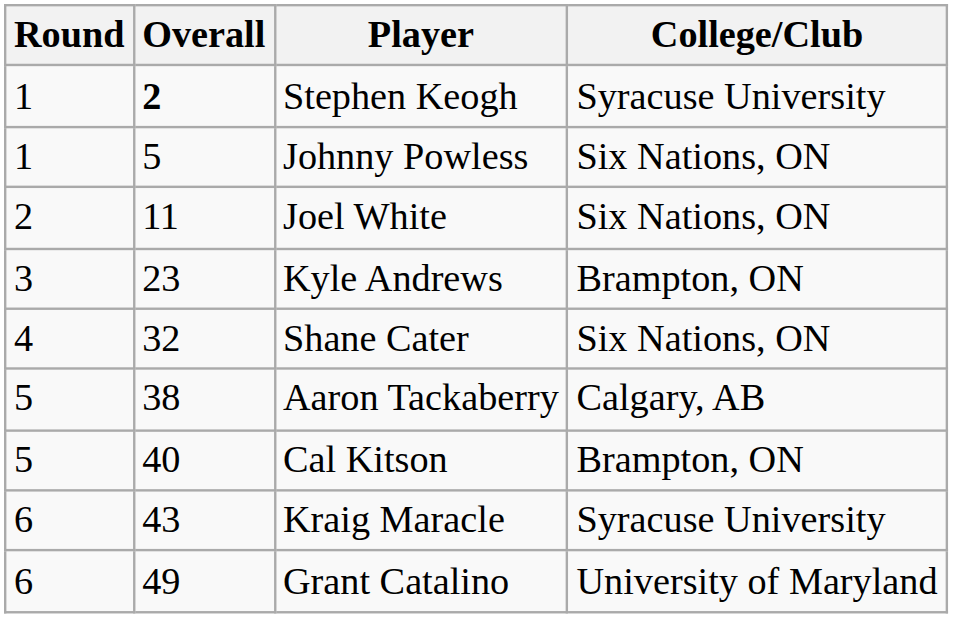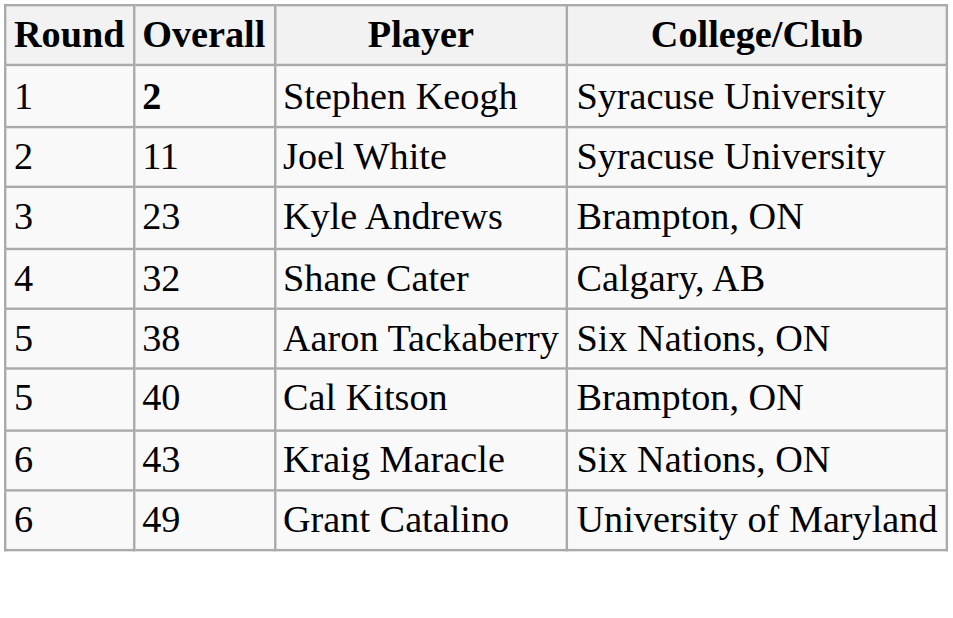- row: (406, 156)
(703, 216) Six Nations, ON -> (731, 156) Syracuse University
(703, 338) Six Nations, ON -> (671, 277) Calgary, AB
(671, 398) Calgary, AB -> (703, 338) Six Nations, ON
(731, 519) Syracuse University -> (703, 459) Six Nations, ON
